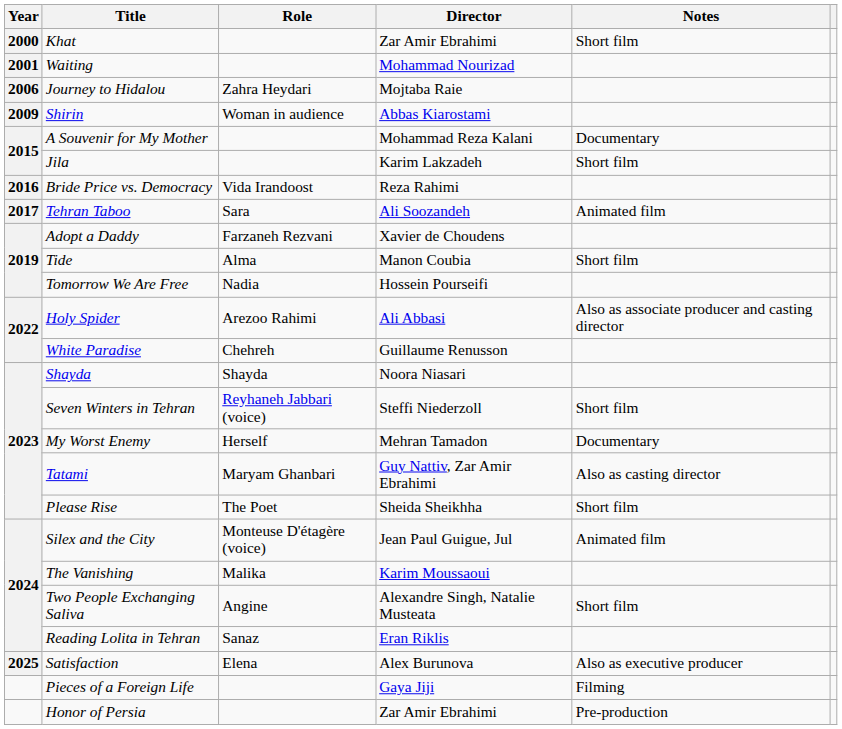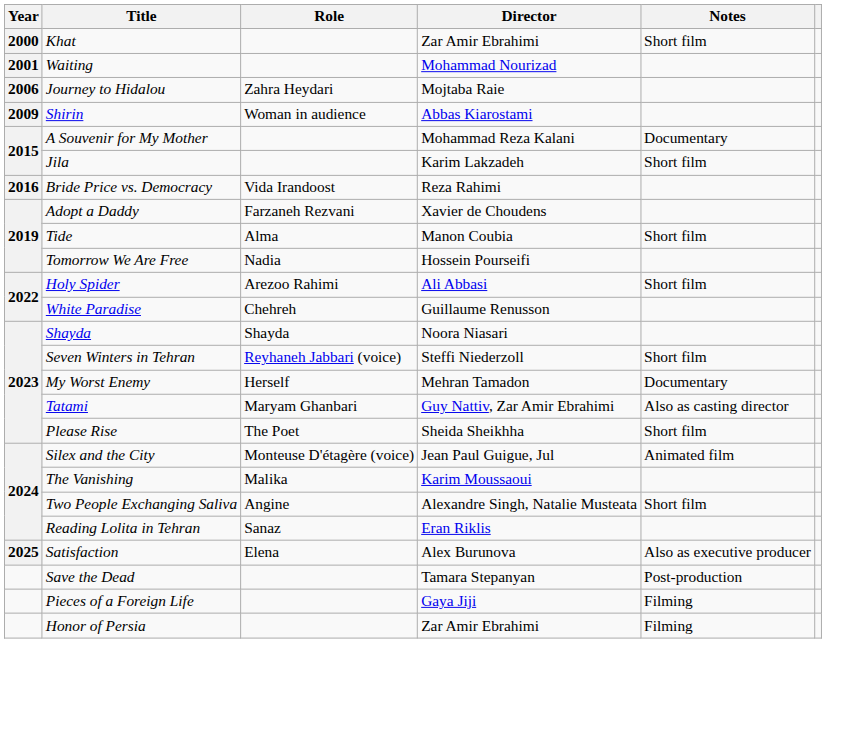- row: (88, 211)
(694, 317) Also as associate producer and casting director -> (675, 284) Short film
+ row: (90, 576)
(622, 712) Pre-production -> (668, 625) Filming
